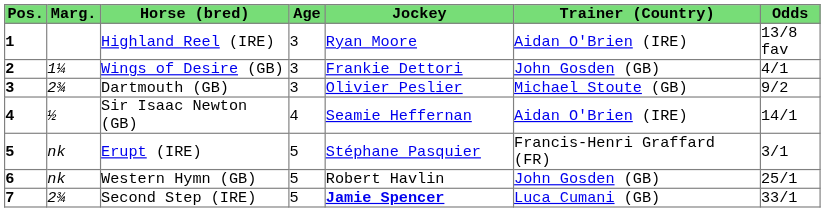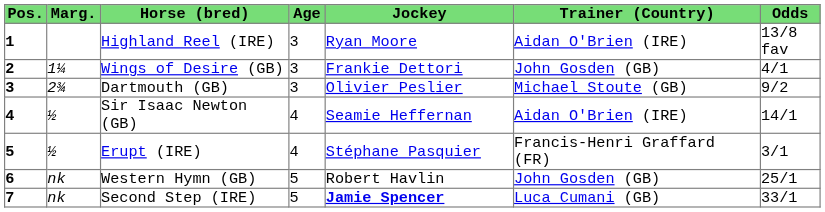(56, 151) nk -> (52, 151) ½
(294, 151) 5 -> (294, 151) 4
(56, 198) 2¾ -> (56, 198) nk
